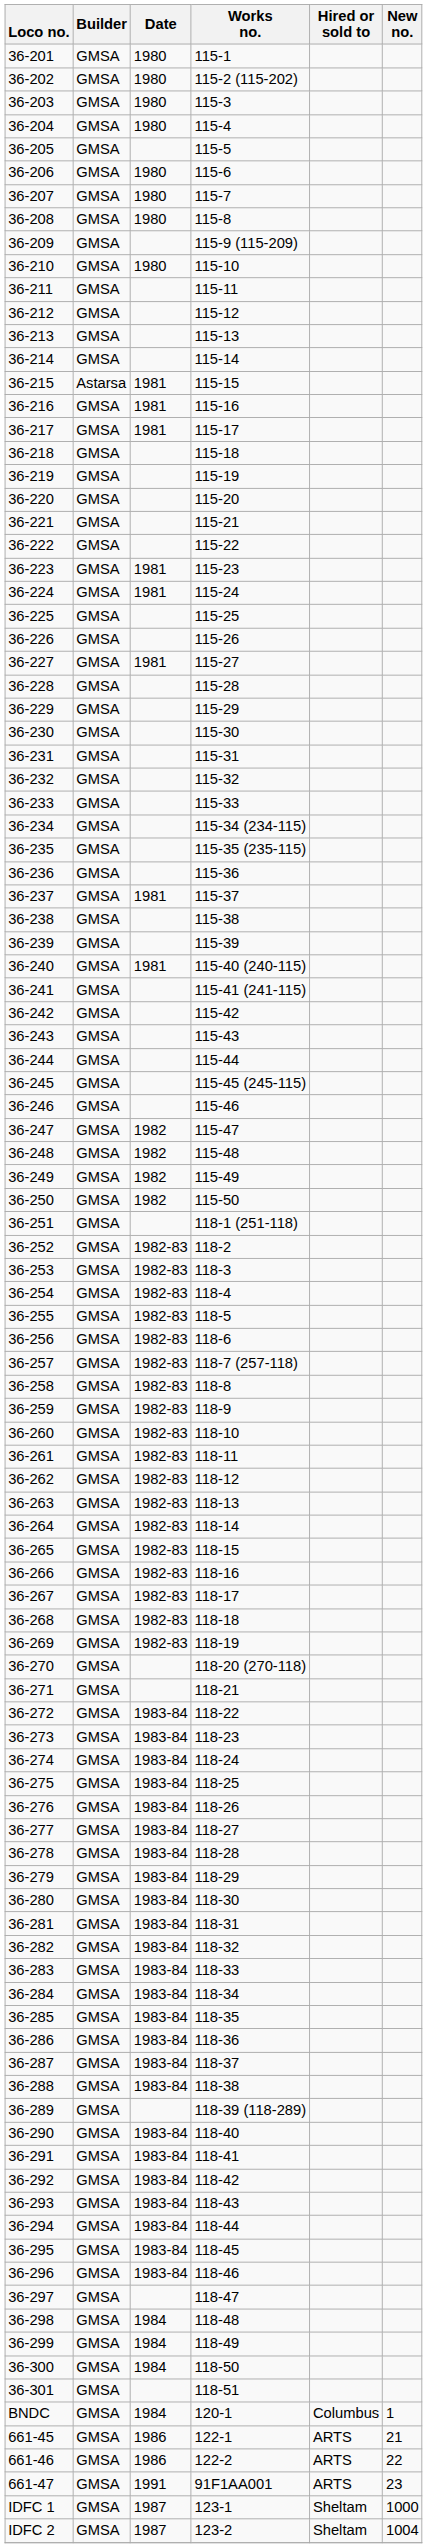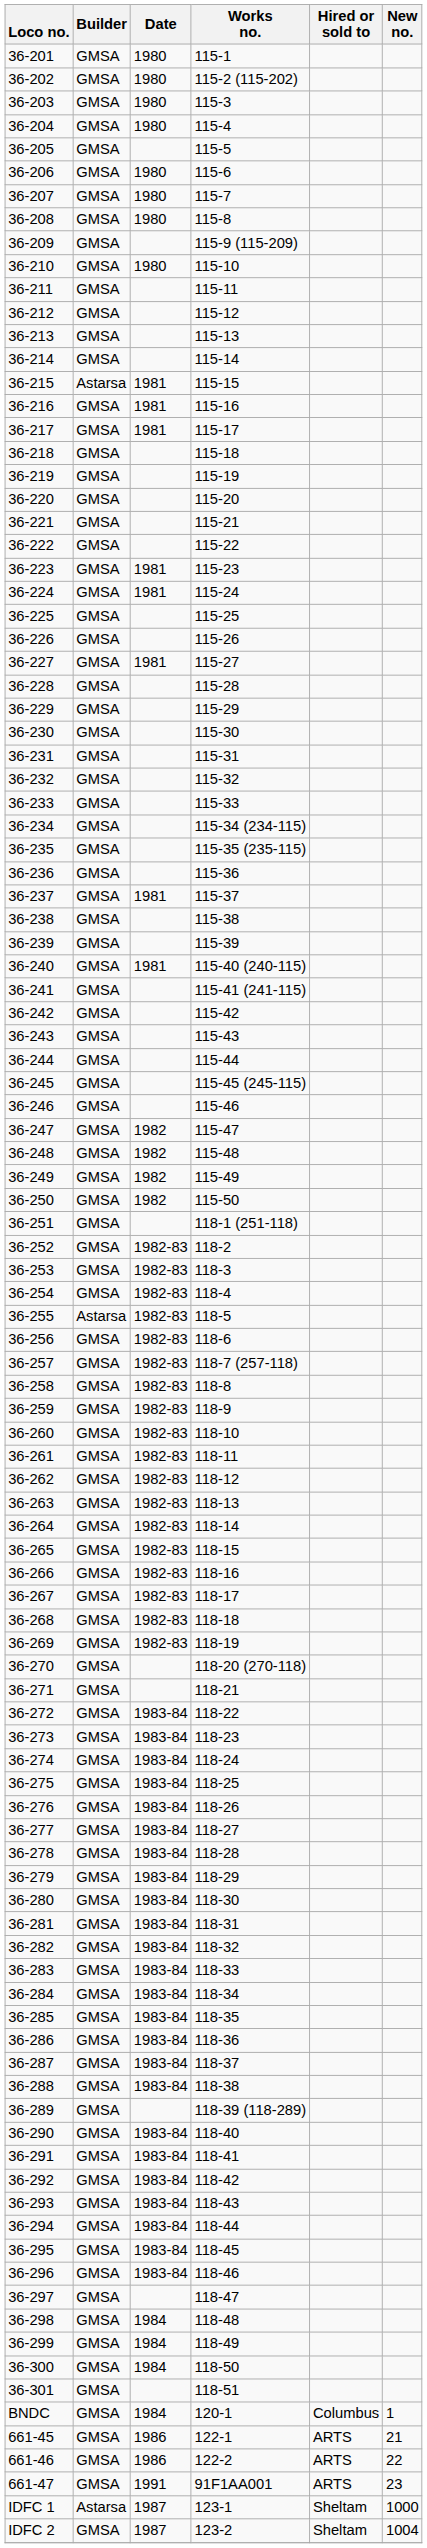(98, 1316) GMSA -> (101, 1316) Astarsa
(98, 2507) GMSA -> (101, 2507) Astarsa
